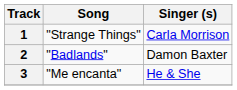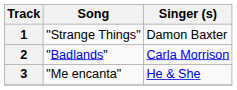(188, 34) Carla Morrison -> (187, 34) Damon Baxter
(187, 54) Damon Baxter -> (188, 54) Carla Morrison
